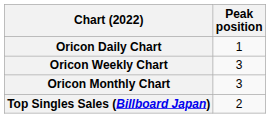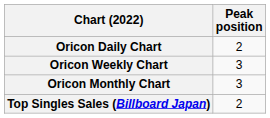(239, 46) 1 -> (239, 46) 2
